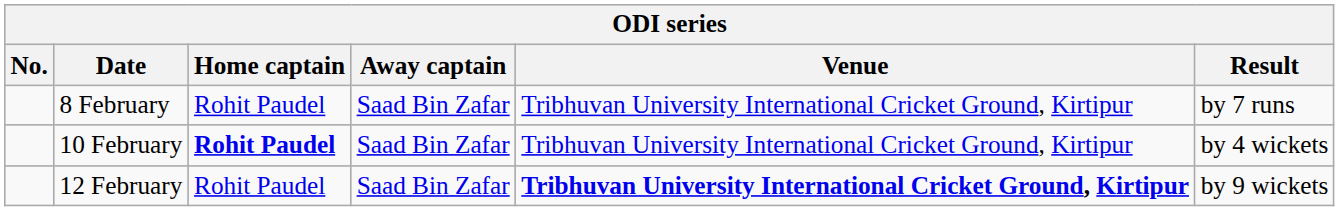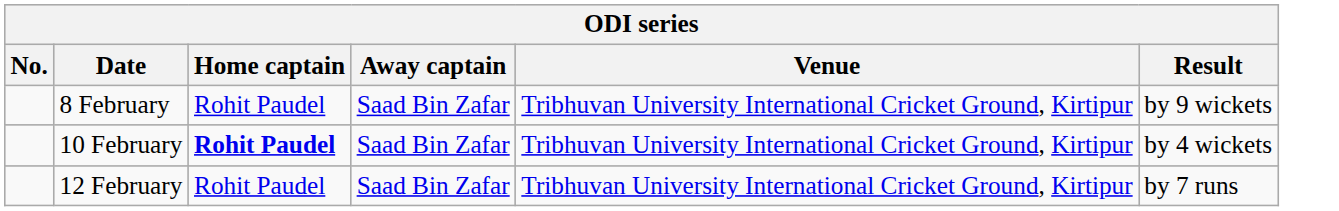(1248, 104) by 7 runs -> (1208, 104) by 9 wickets
(855, 184) bold -> (827, 184) normal
(1265, 184) by 9 wickets -> (1191, 184) by 7 runs
